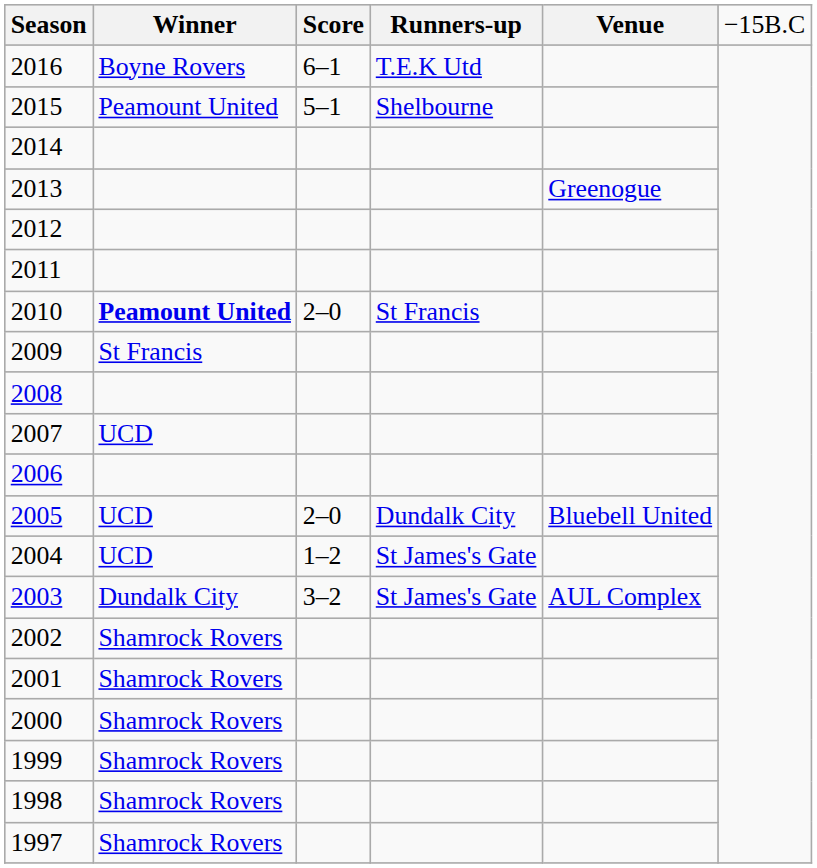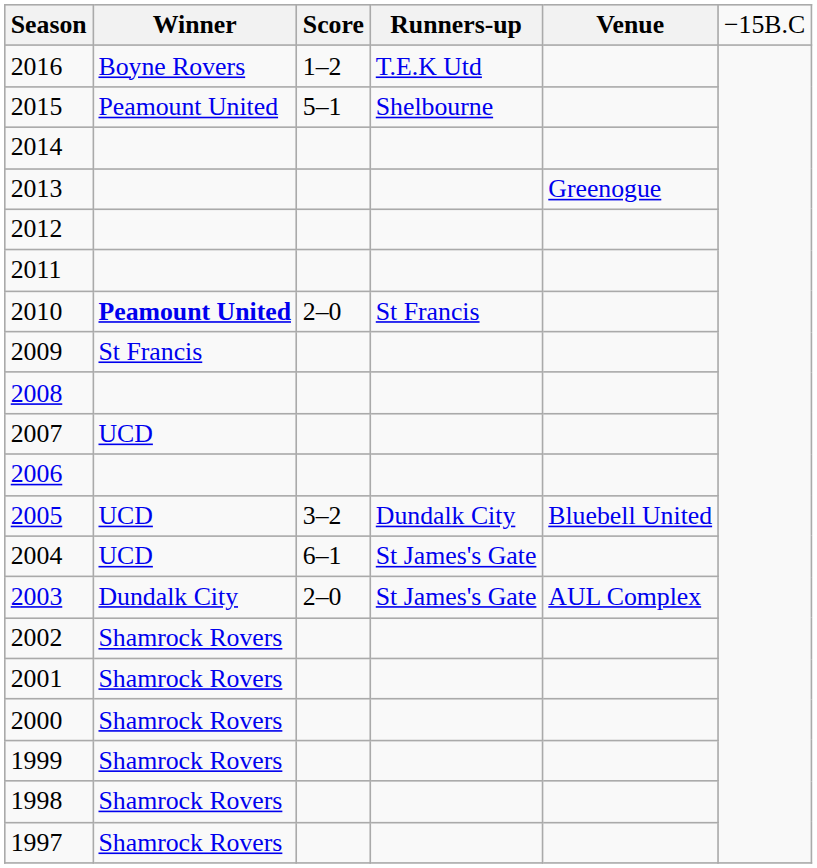(322, 65) 6–1 -> (322, 65) 1–2
(322, 515) 2–0 -> (322, 515) 3–2
(322, 556) 1–2 -> (322, 556) 6–1
(322, 596) 3–2 -> (322, 596) 2–0
